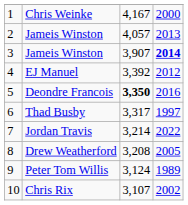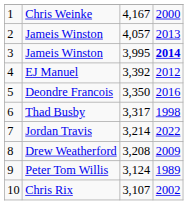(136, 53) 3,907 -> (136, 53) 3,995
(136, 92) bold -> (136, 92) normal
(168, 111) 1997 -> (168, 111) 1998
(168, 151) 2005 -> (168, 151) 2009
